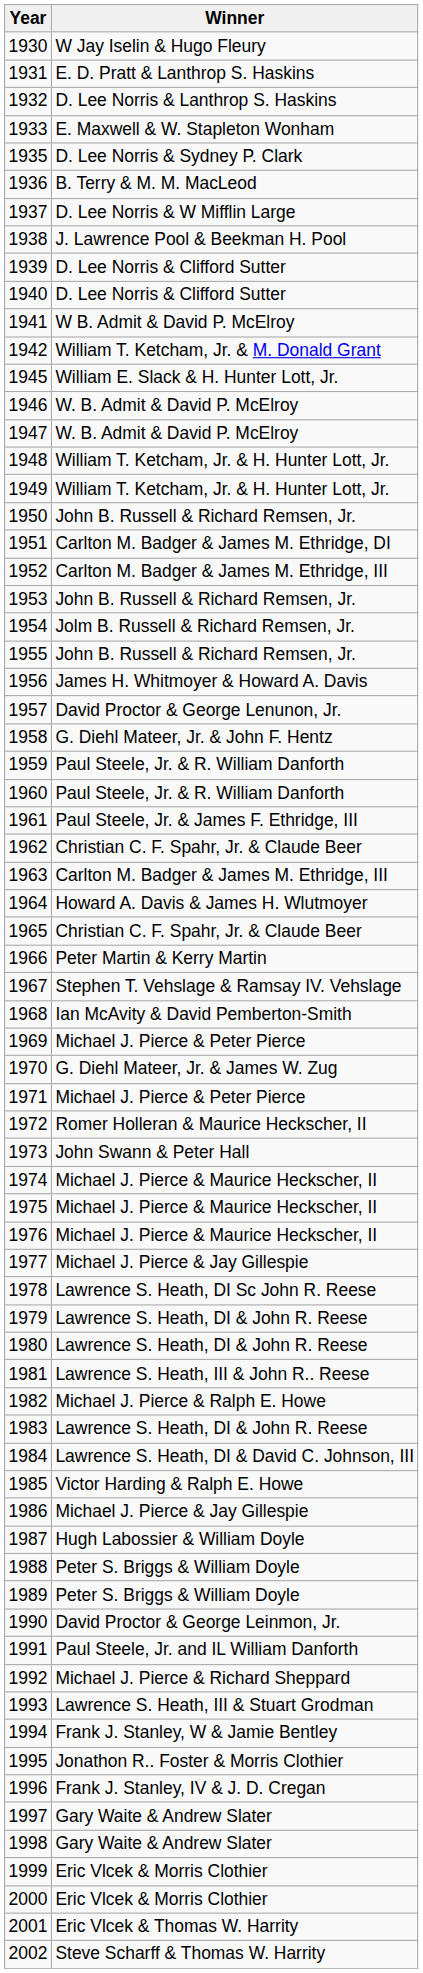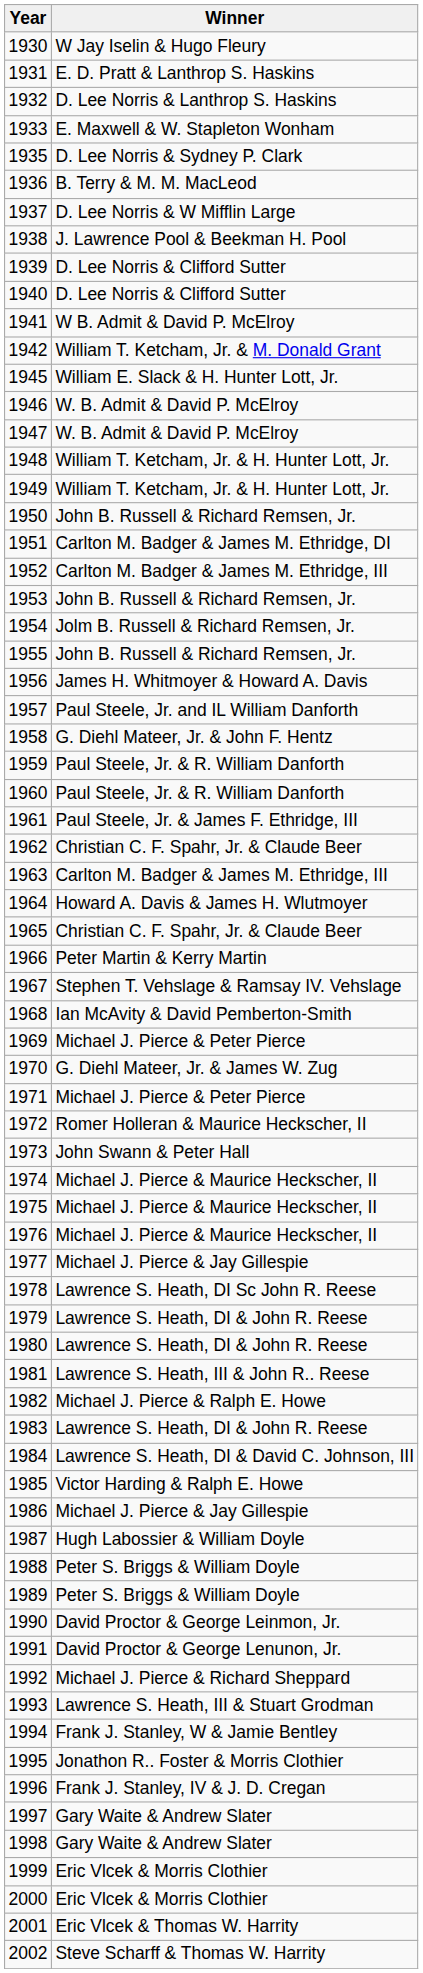(198, 709) David Proctor & George Lenunon, Jr. -> (207, 709) Paul Steele, Jr. and IL William Danforth
(207, 1650) Paul Steele, Jr. and IL William Danforth -> (198, 1650) David Proctor & George Lenunon, Jr.
